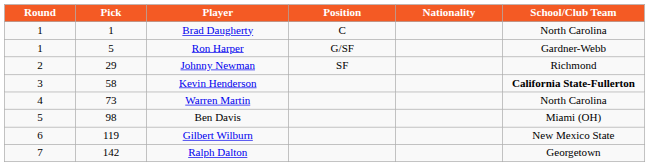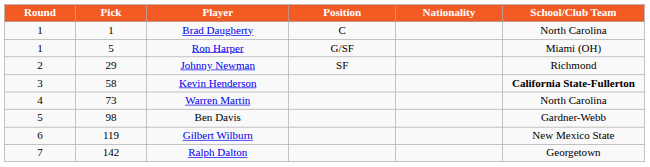(573, 48) Gardner-Webb -> (573, 48) Miami (OH)
(573, 118) Miami (OH) -> (573, 118) Gardner-Webb
